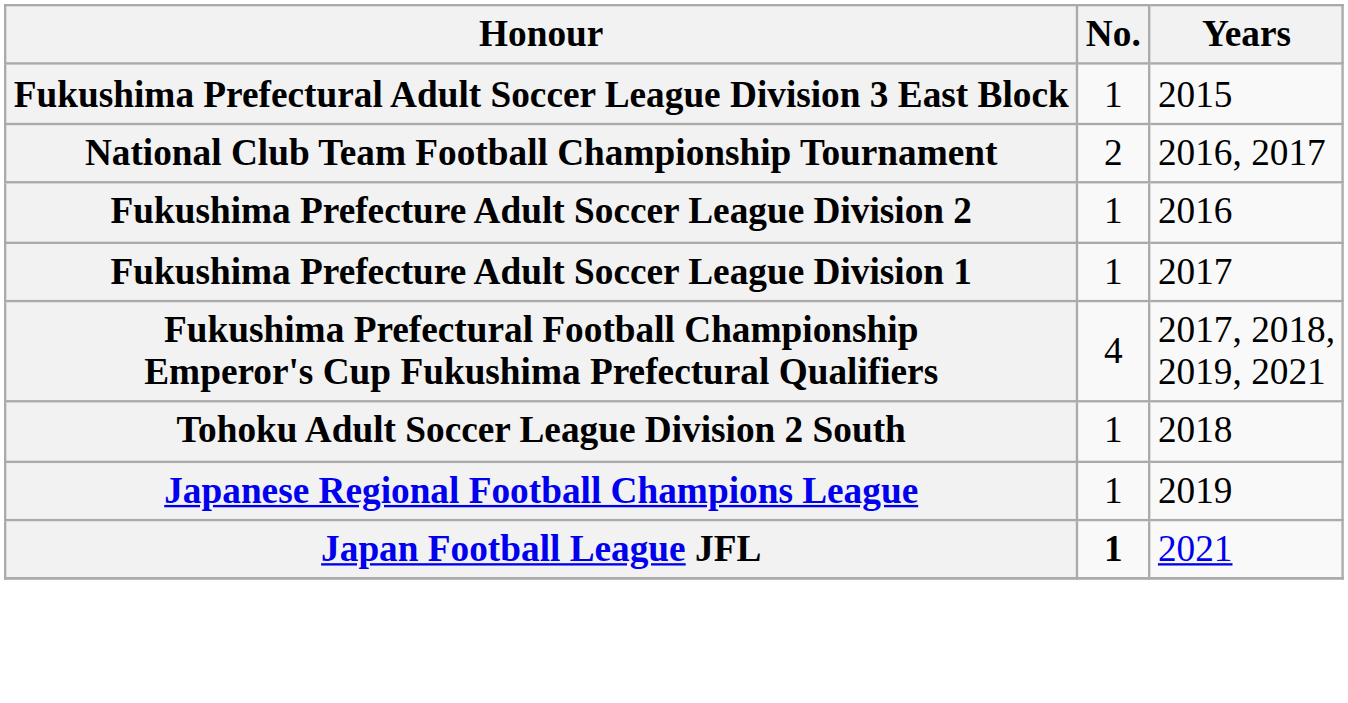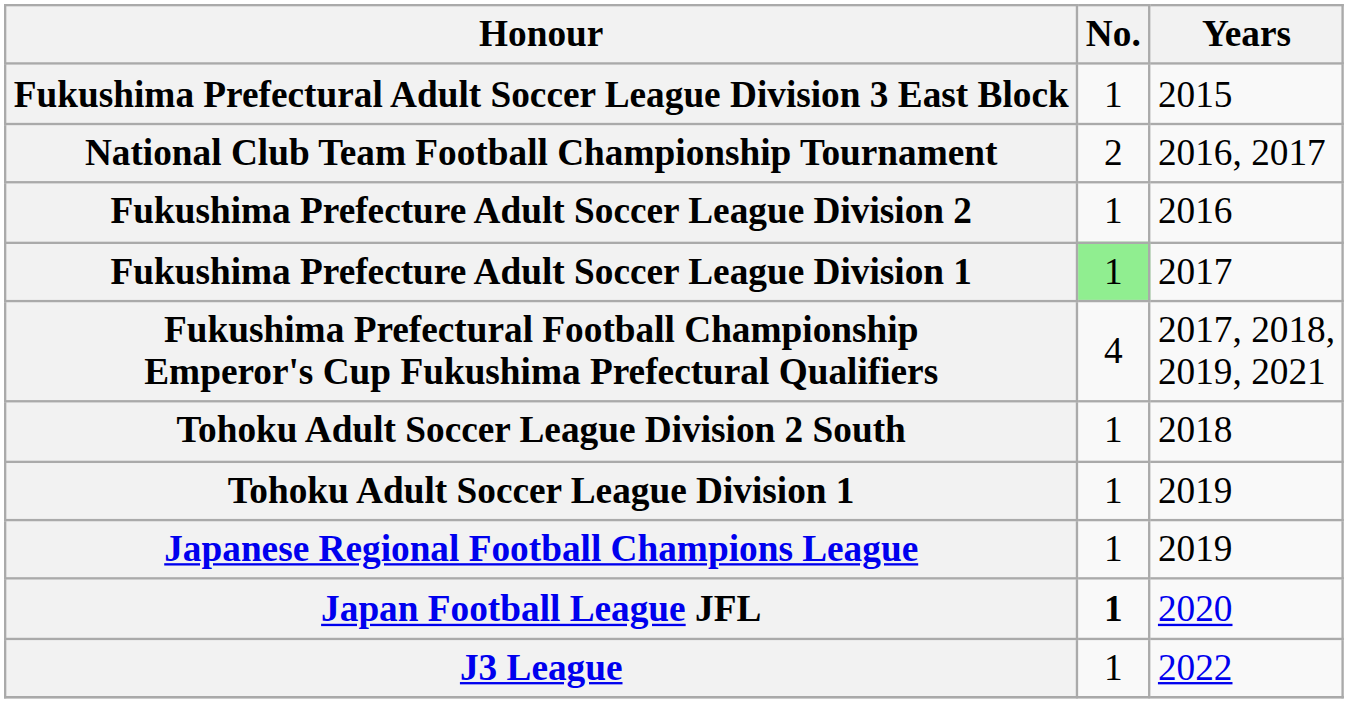(1113, 270) no background -> (1113, 270) lightgreen background
+ row: (541, 489)
(1195, 548) 2021 -> (1195, 608) 2020
+ row: (541, 667)
